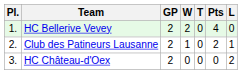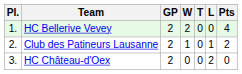columns swapped: (232, 12) <-> (216, 12)
